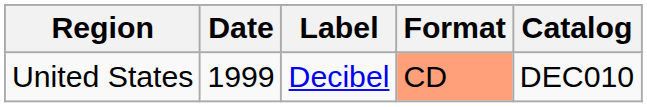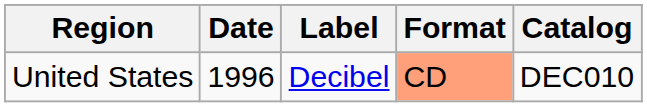(241, 76) 1999 -> (241, 76) 1996
